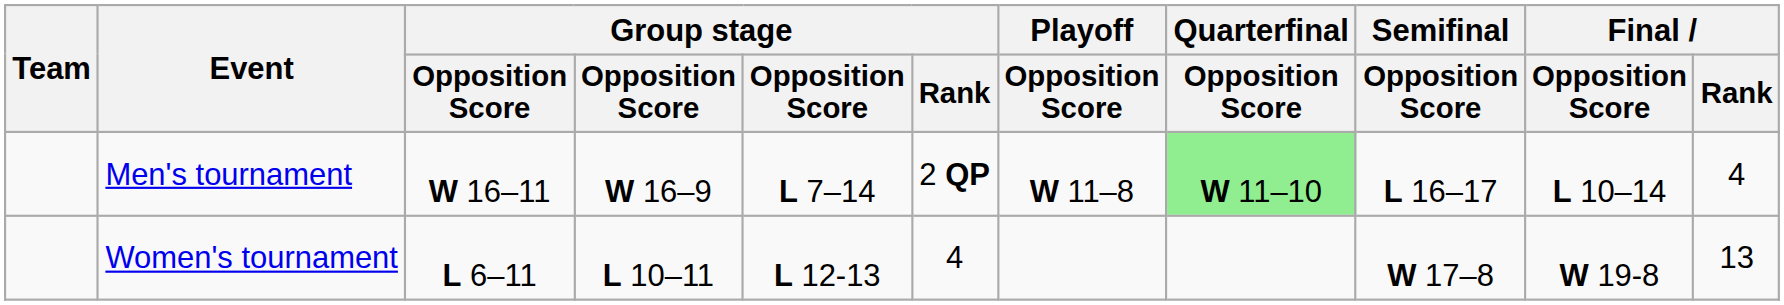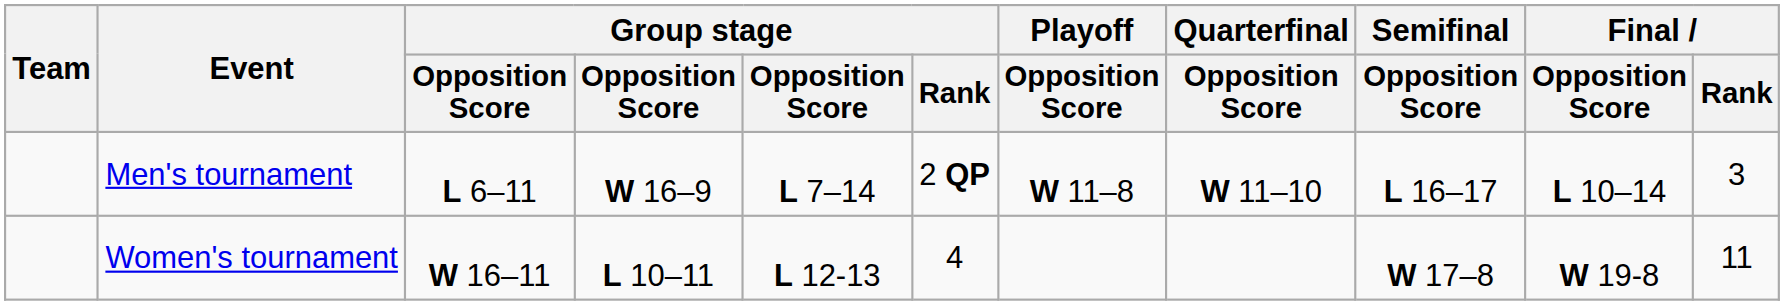(490, 192) W 16–11 -> (490, 192) L 6–11
(1261, 192) lightgreen background -> (1261, 192) no background
(1737, 174) 4 -> (1737, 174) 3
(490, 275) L 6–11 -> (490, 275) W 16–11
(1737, 258) 13 -> (1737, 258) 11
